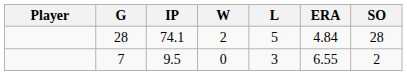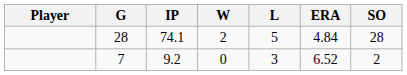(172, 59) 9.5 -> (172, 59) 9.2
(326, 59) 6.55 -> (326, 59) 6.52
